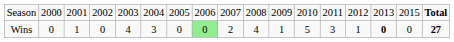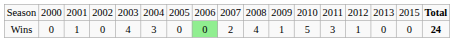(384, 29) bold -> (384, 29) normal
(436, 29) 27 -> (436, 29) 24
